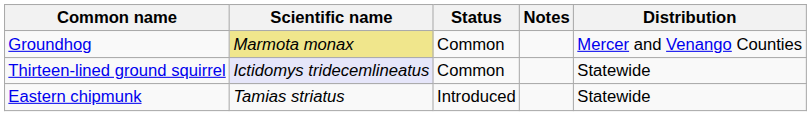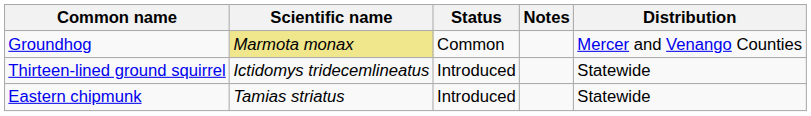(331, 70) lavender background -> (331, 70) no background
(471, 70) Common -> (476, 70) Introduced
